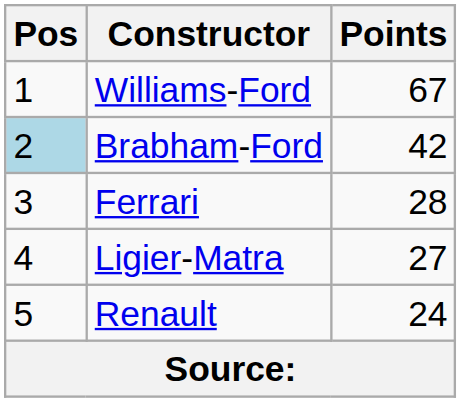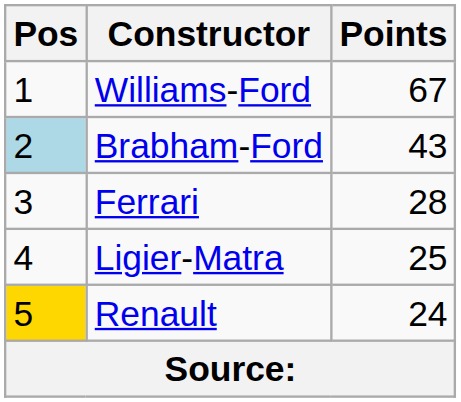(428, 146) 42 -> (428, 146) 43
(428, 258) 27 -> (428, 258) 25
(23, 314) no background -> (23, 314) gold background
